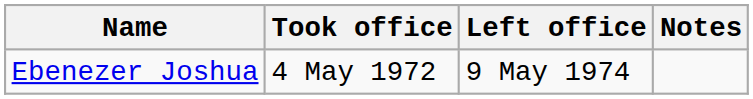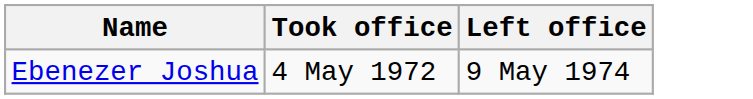- column: (701, 27)
